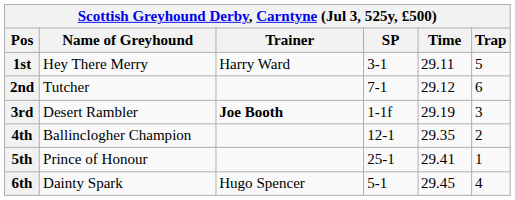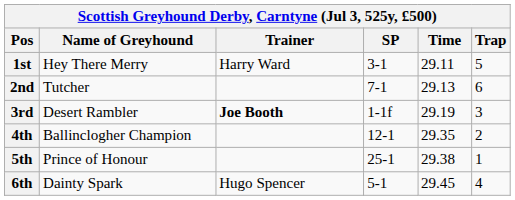(438, 87) 29.12 -> (438, 87) 29.13
(438, 159) 29.41 -> (438, 159) 29.38
